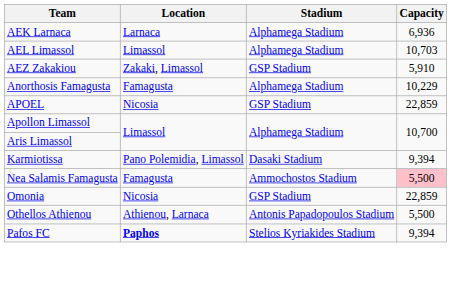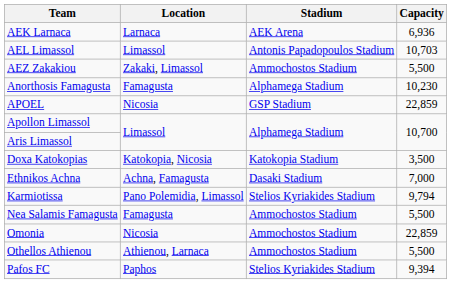(296, 31) Alphamega Stadium -> (276, 31) AEK Arena
(296, 50) Alphamega Stadium -> (322, 50) Antonis Papadopoulos Stadium
(280, 68) GSP Stadium -> (303, 68) Ammochostos Stadium
(422, 68) 5,910 -> (422, 68) 5,500
(422, 86) 10,229 -> (422, 86) 10,230
+ row: (47, 159)
+ row: (44, 178)
(286, 159) Dasaki Stadium -> (312, 196) Stelios Kyriakides Stadium
(422, 159) 9,394 -> (422, 196) 9,794
(422, 178) pink background -> (422, 214) no background
(280, 196) GSP Stadium -> (303, 232) Ammochostos Stadium
(322, 214) Antonis Papadopoulos Stadium -> (303, 251) Ammochostos Stadium
(141, 232) bold -> (140, 269) normal
